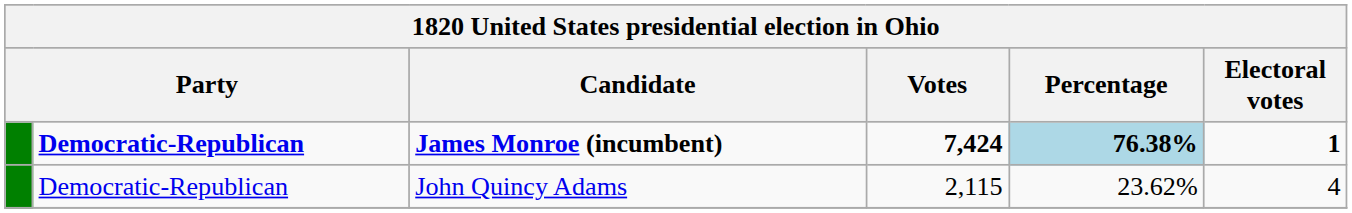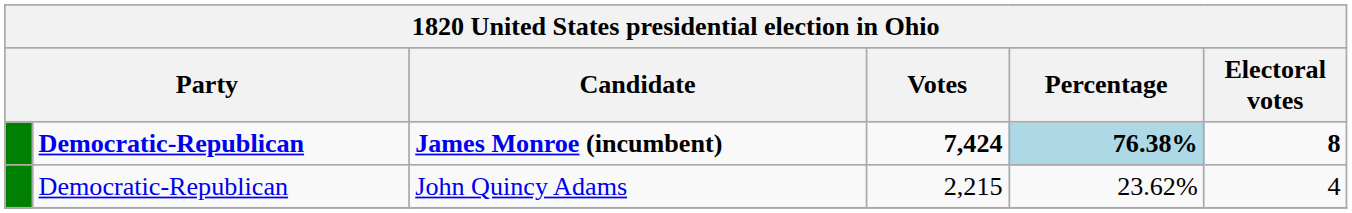(1334, 143) 1 -> (1334, 143) 8
(974, 186) 2,115 -> (973, 186) 2,215
